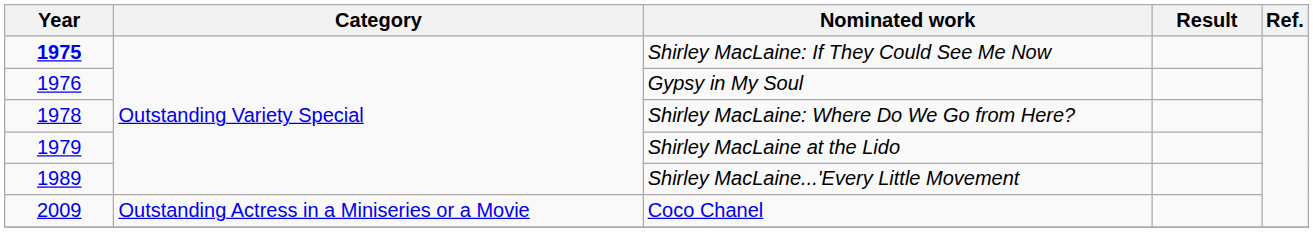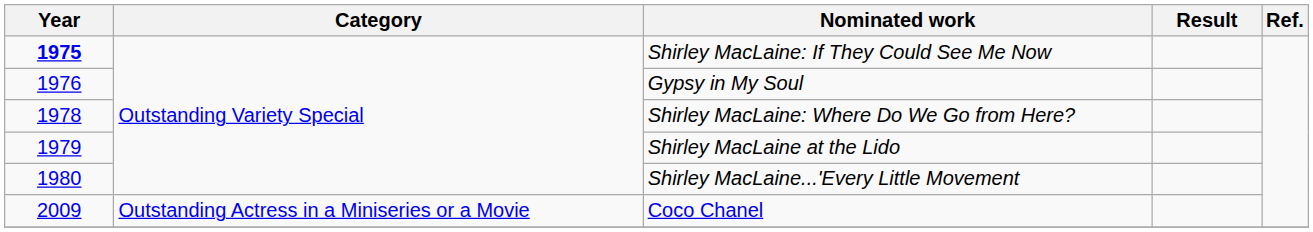(59, 178) 1989 -> (59, 178) 1980
